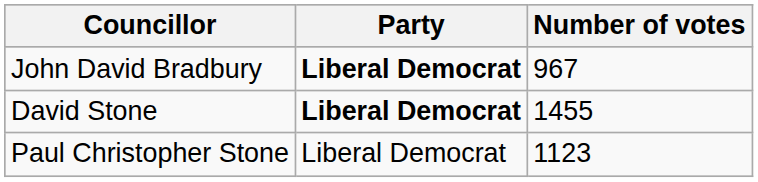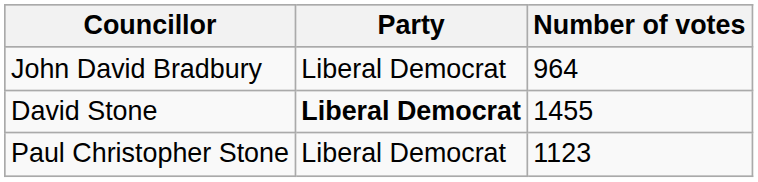(411, 68) bold -> (404, 68) normal
(556, 68) 967 -> (556, 68) 964
